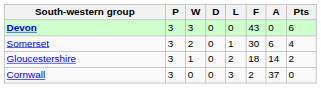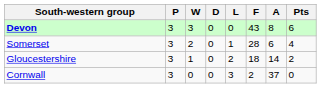(271, 28) 0 -> (271, 28) 8
(254, 43) 30 -> (254, 43) 28
